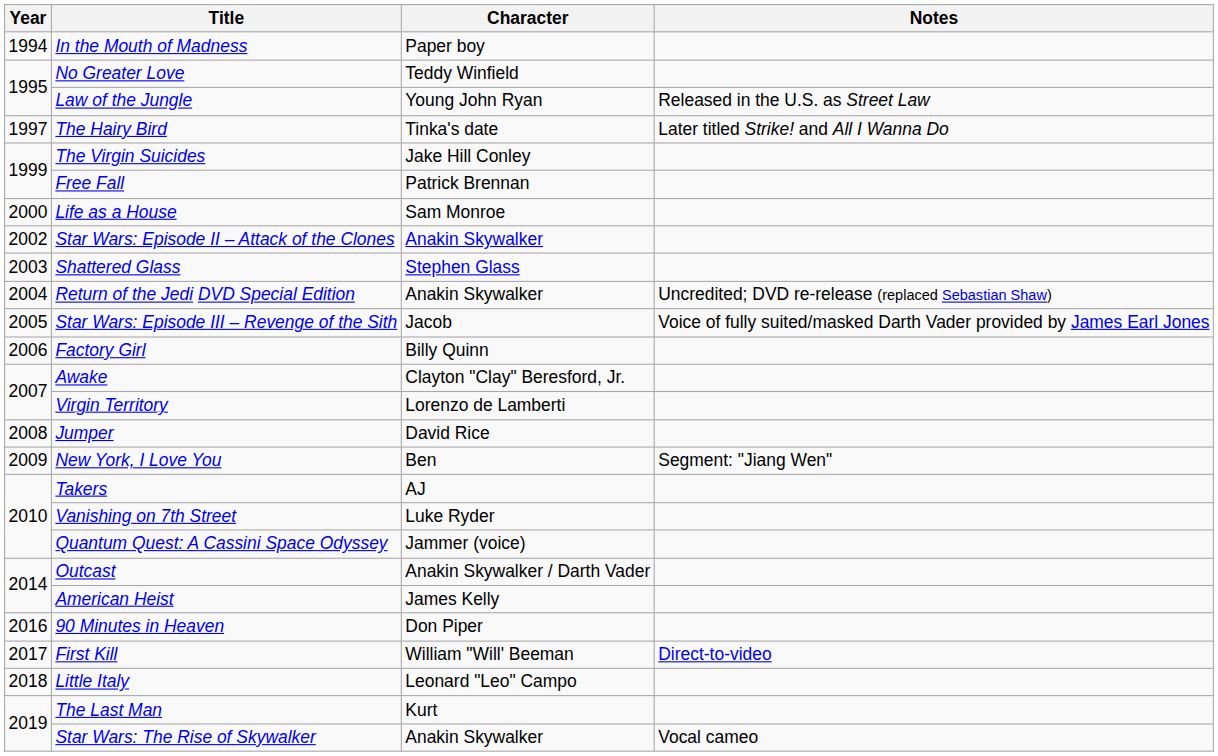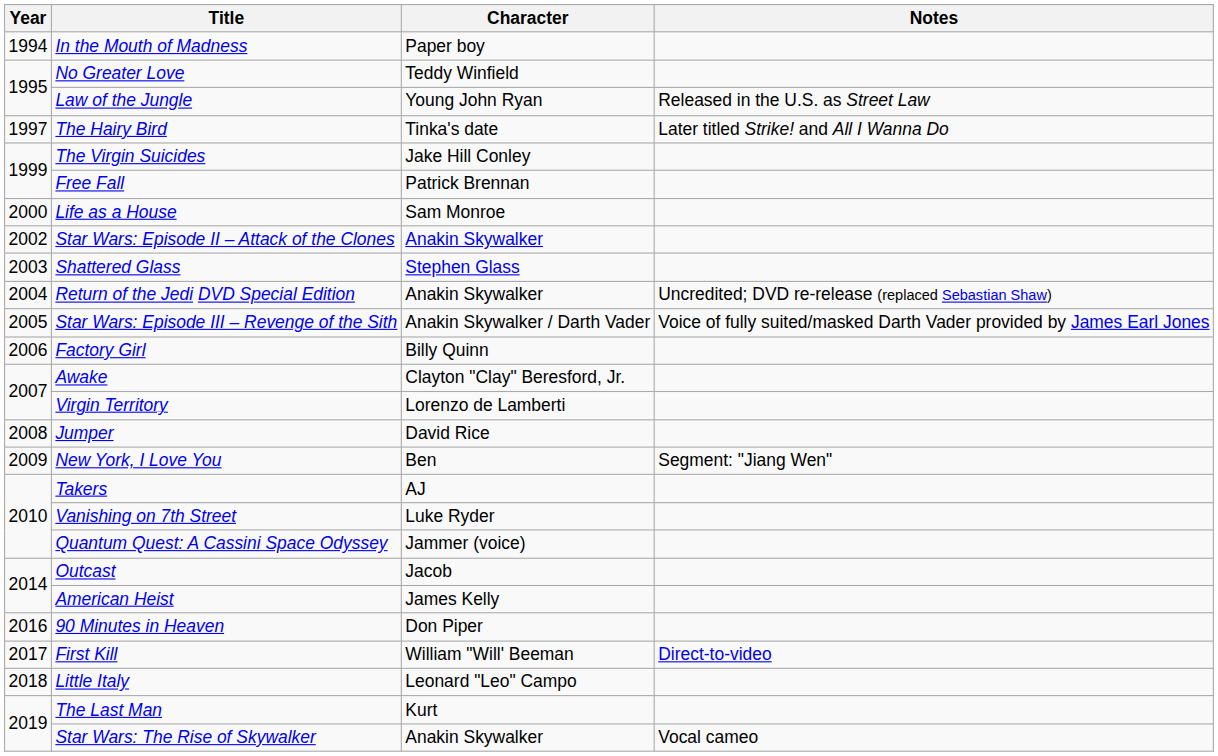(429, 322) Jacob -> (528, 322) Anakin Skywalker / Darth Vader
(528, 571) Anakin Skywalker / Darth Vader -> (429, 571) Jacob
